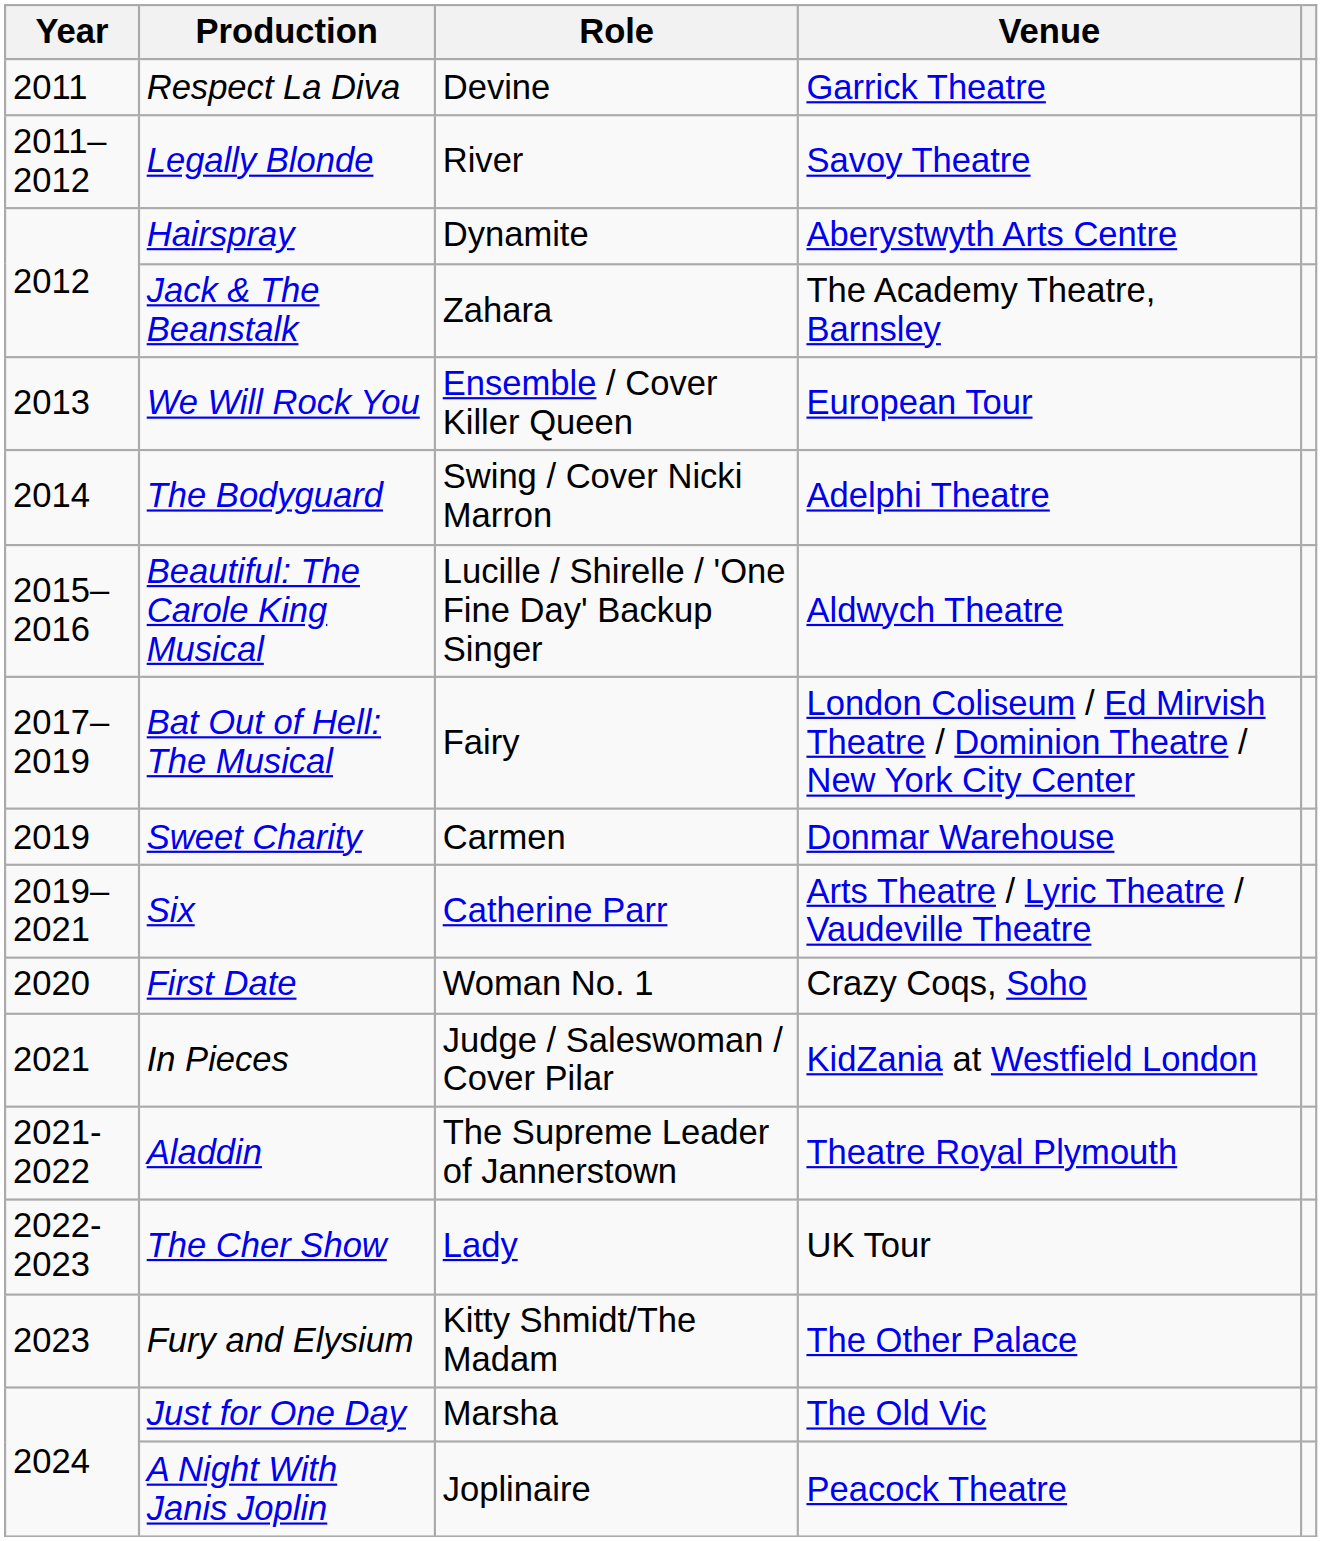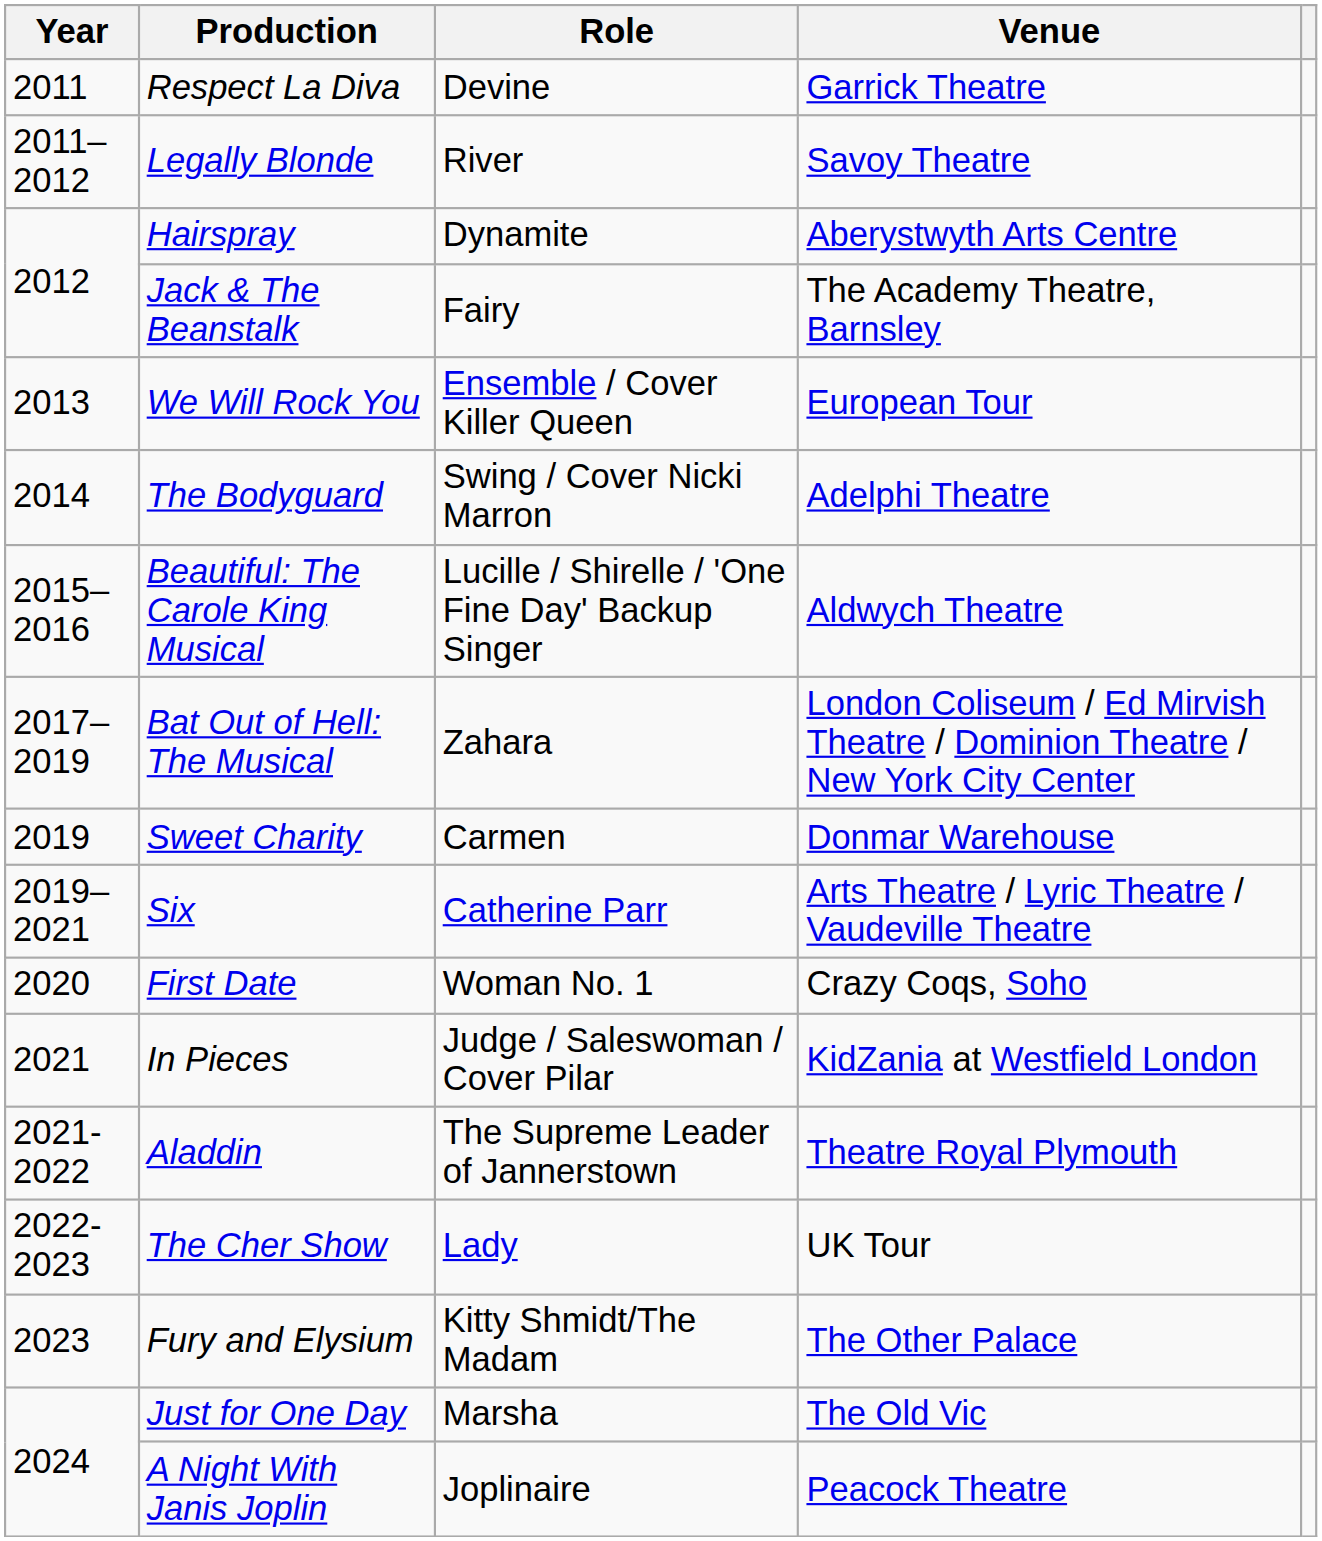(497, 309) Zahara -> (481, 309) Fairy
(481, 742) Fairy -> (497, 742) Zahara
